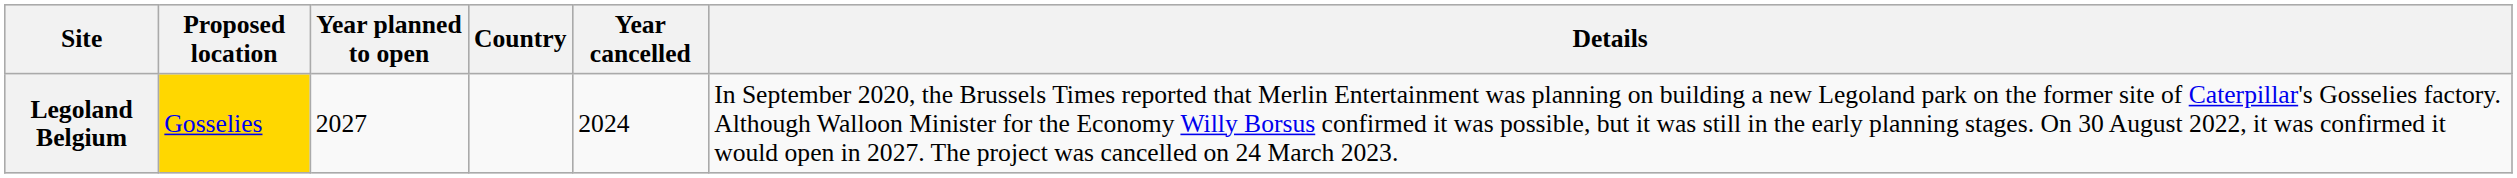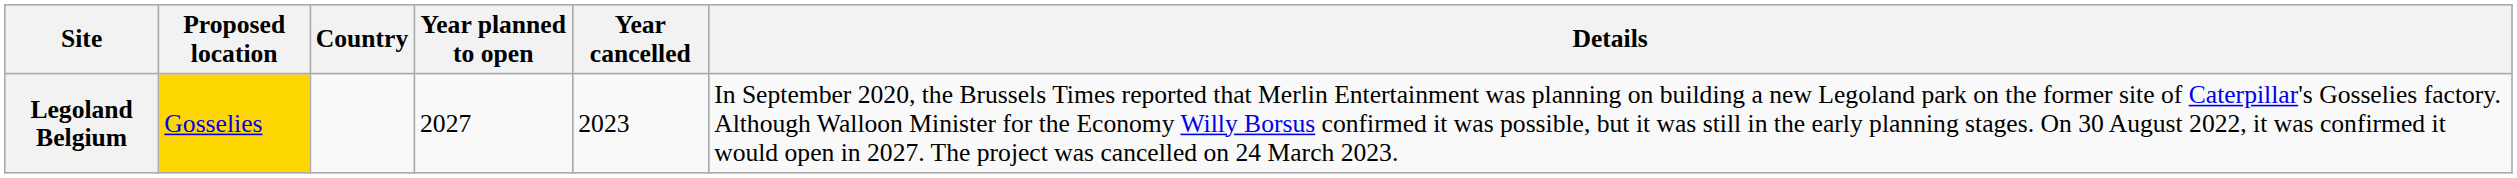columns swapped: (520, 39) <-> (389, 39)
(604, 123) 2024 -> (604, 123) 2023
